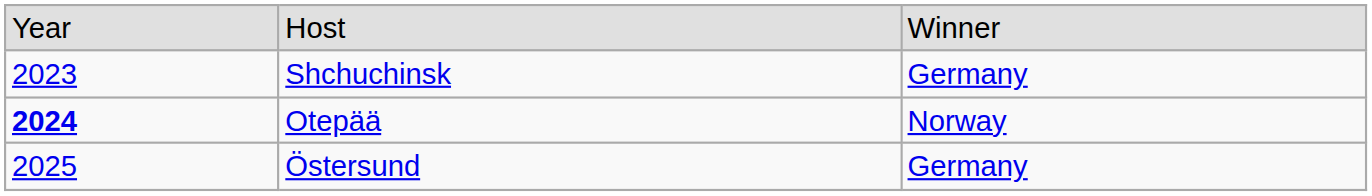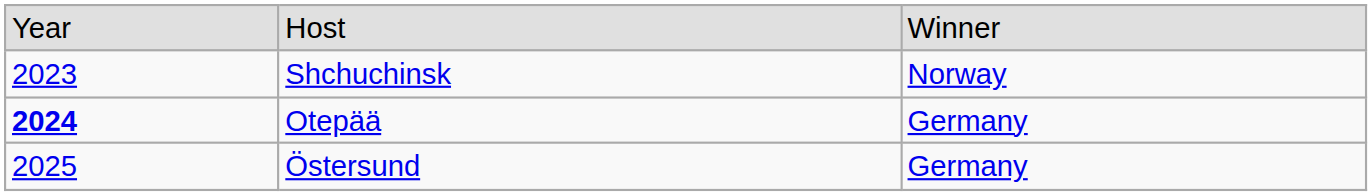(968, 74) Germany -> (957, 74) Norway
(957, 120) Norway -> (968, 120) Germany
